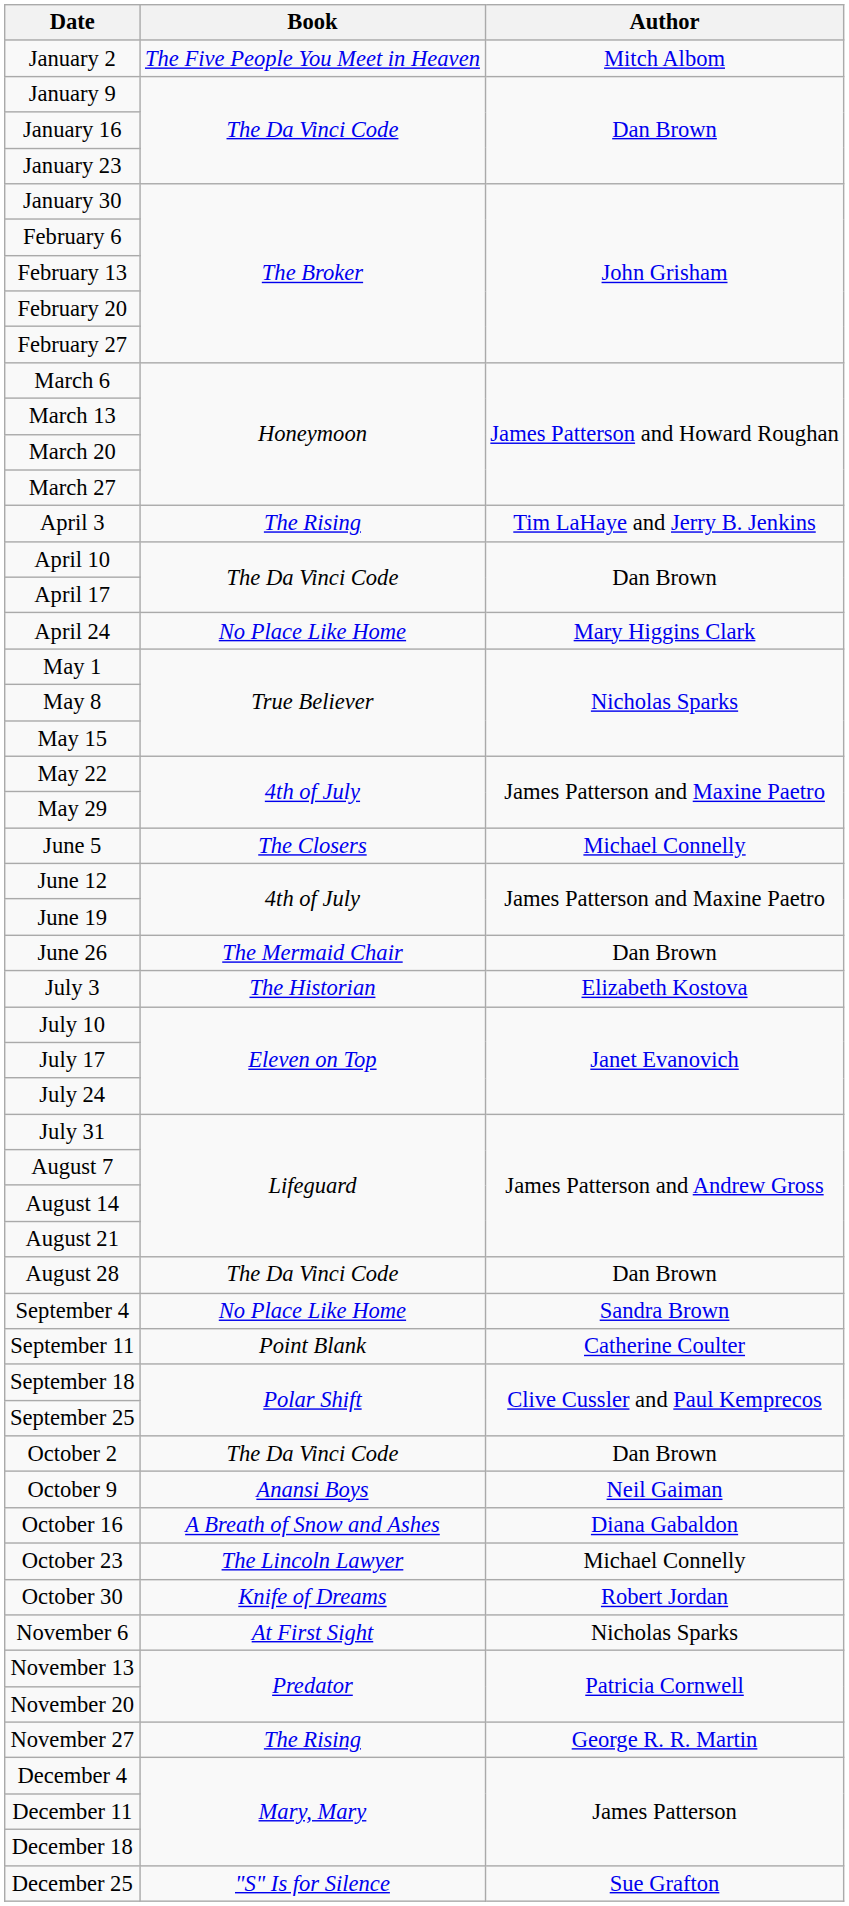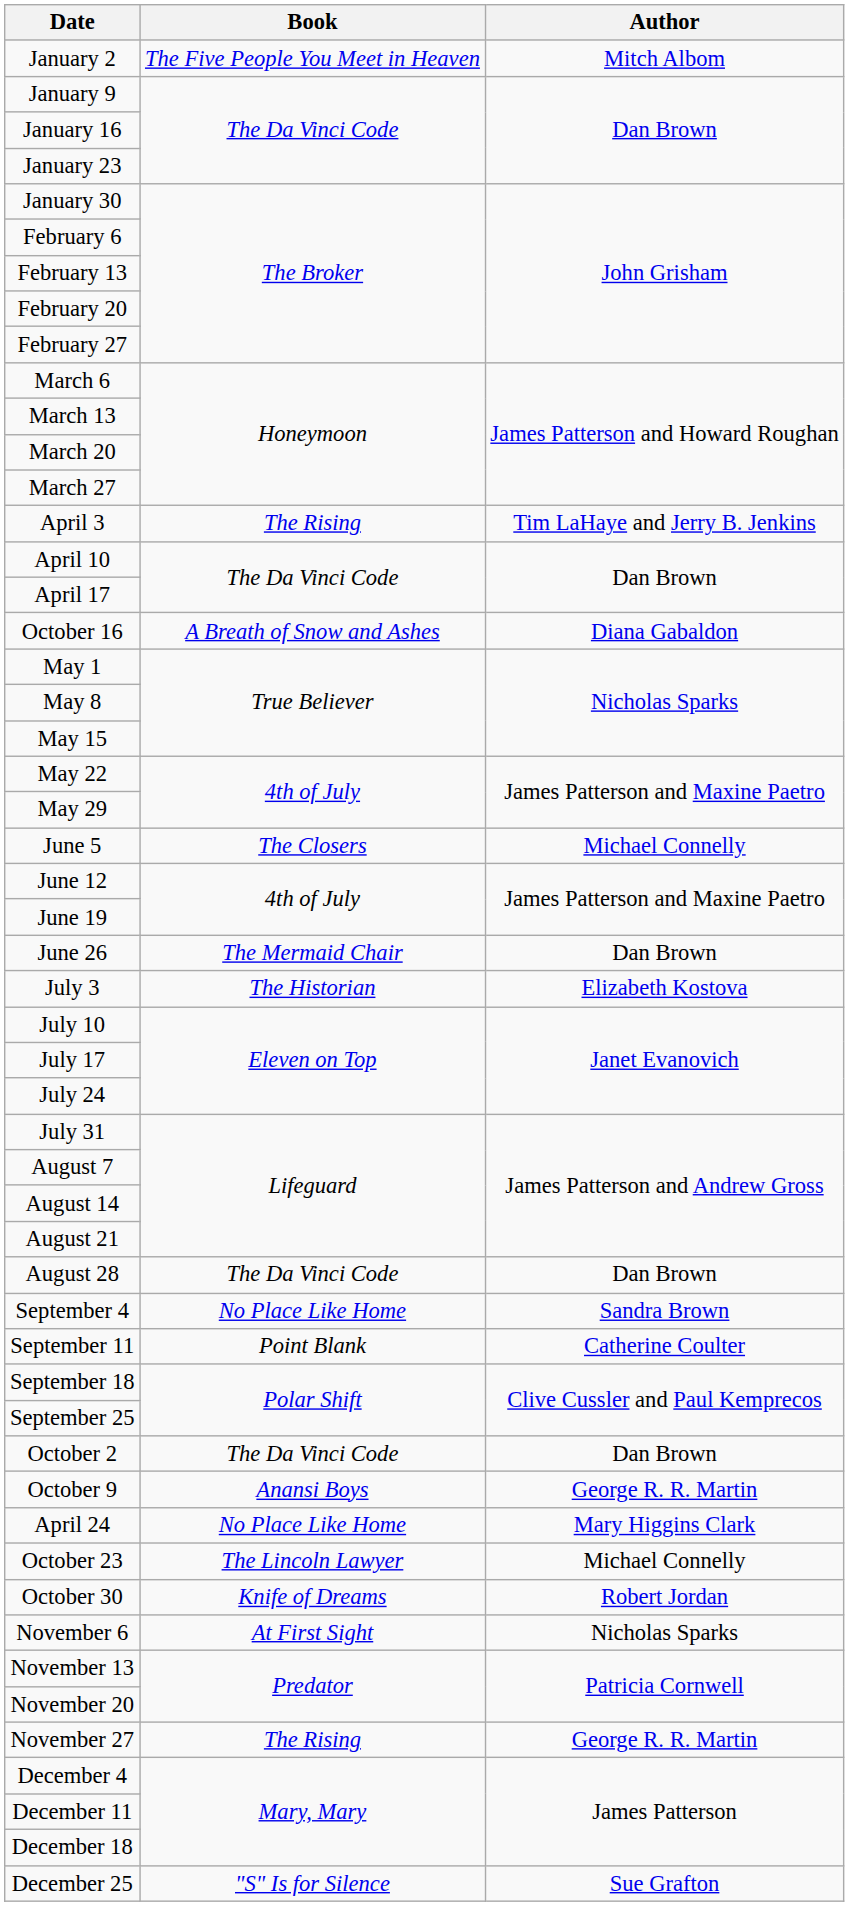rows swapped: (72, 630) <-> (72, 1525)
(665, 1489) Neil Gaiman -> (665, 1489) George R. R. Martin
